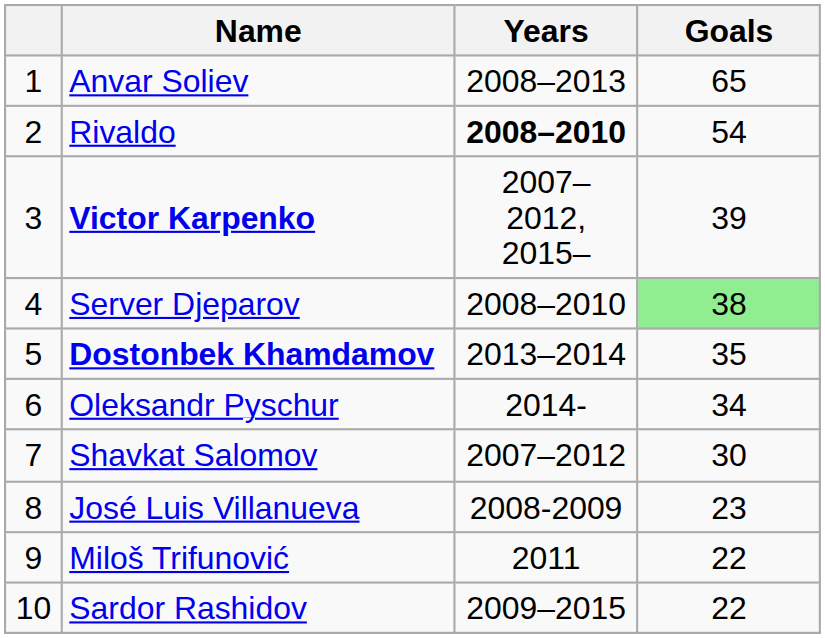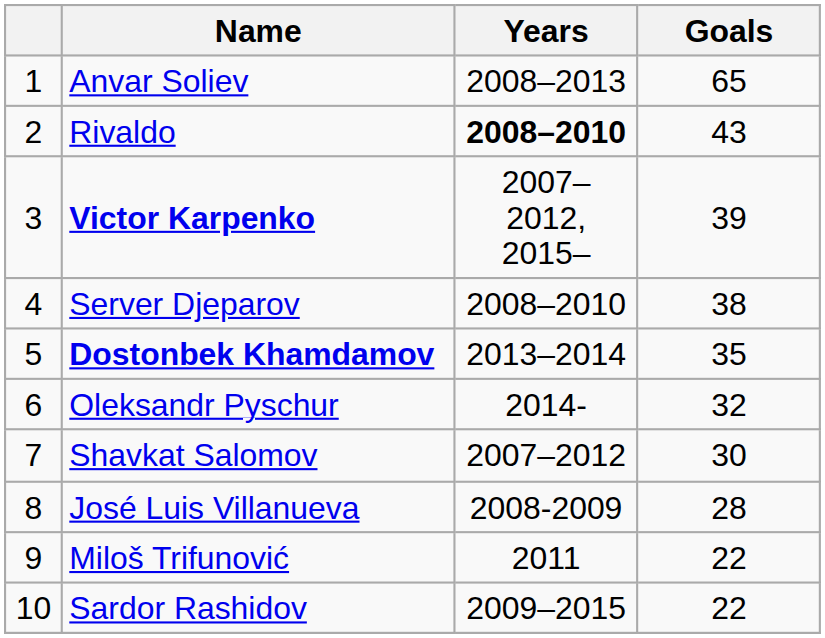(729, 132) 54 -> (729, 132) 43
(729, 304) lightgreen background -> (729, 304) no background
(729, 405) 34 -> (729, 405) 32
(729, 506) 23 -> (729, 506) 28
